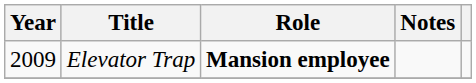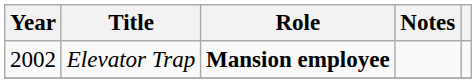(33, 59) 2009 -> (33, 59) 2002
